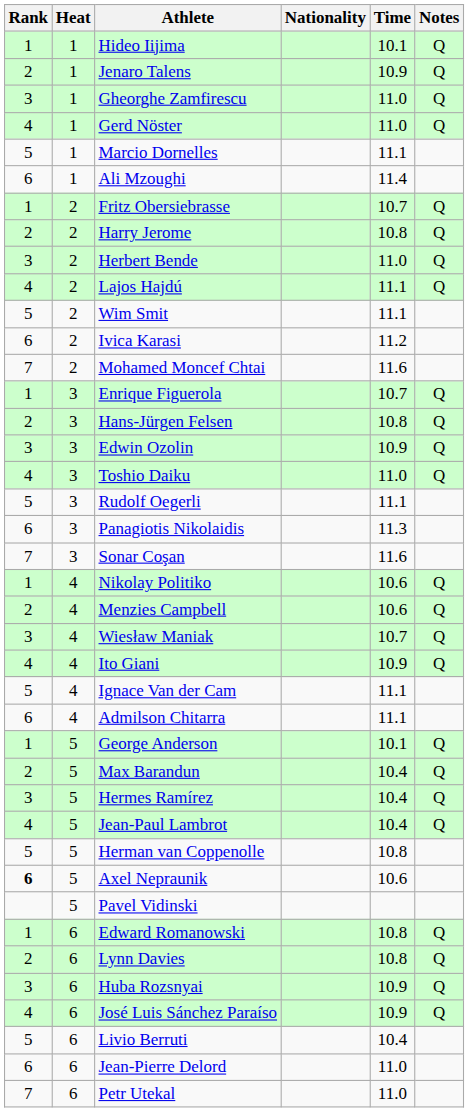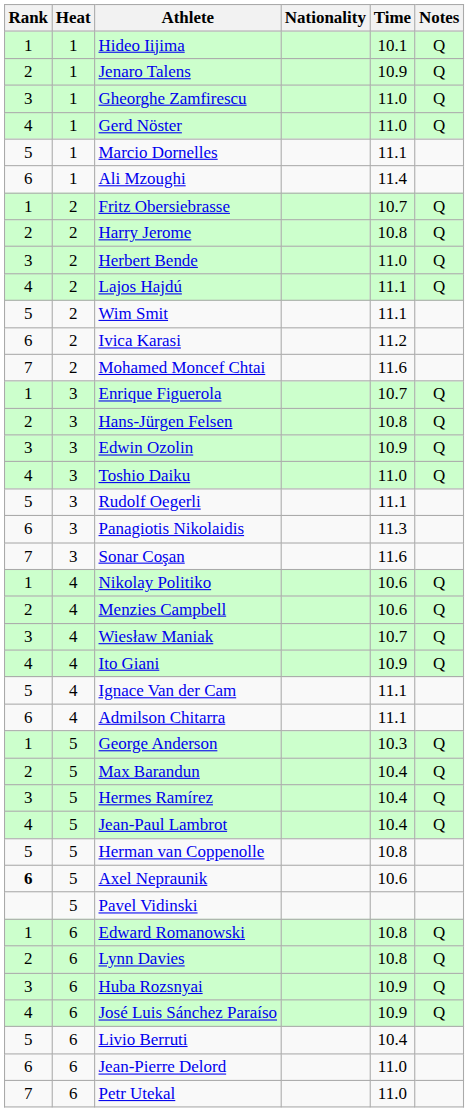(392, 744) 10.1 -> (392, 744) 10.3
